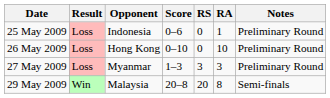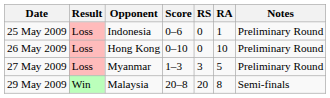(219, 66) 3 -> (219, 66) 5
